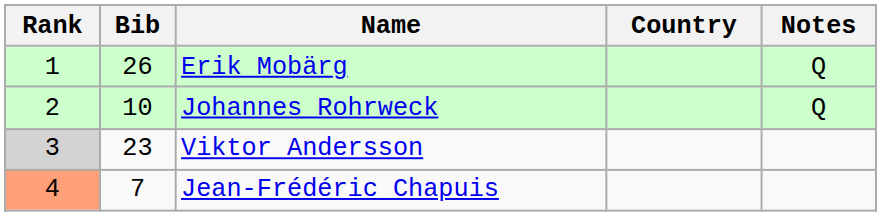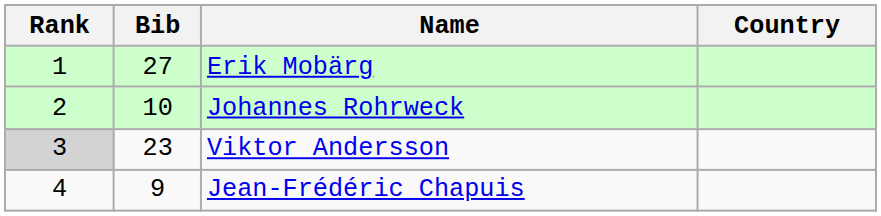- column: (819, 26)
(138, 67) 26 -> (158, 67) 27
(52, 190) lightsalmon background -> (60, 190) no background
(137, 190) 7 -> (158, 190) 9
